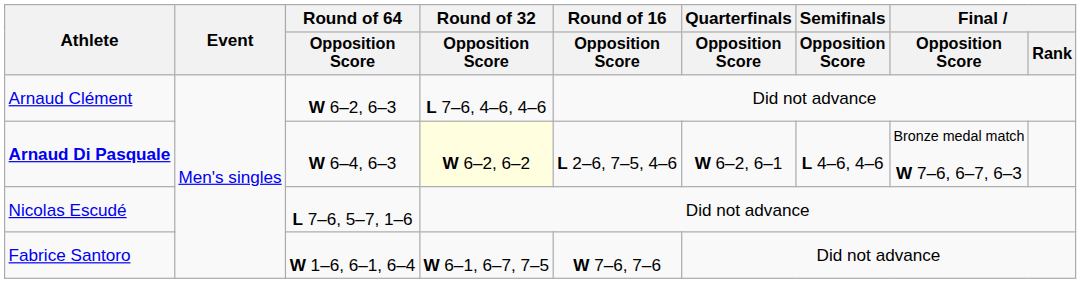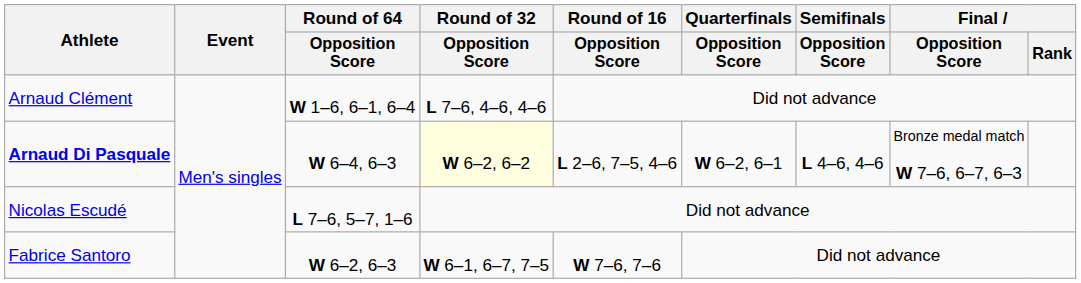(353, 108) W 6–2, 6–3 -> (353, 108) W 1–6, 6–1, 6–4
(353, 265) W 1–6, 6–1, 6–4 -> (353, 265) W 6–2, 6–3
